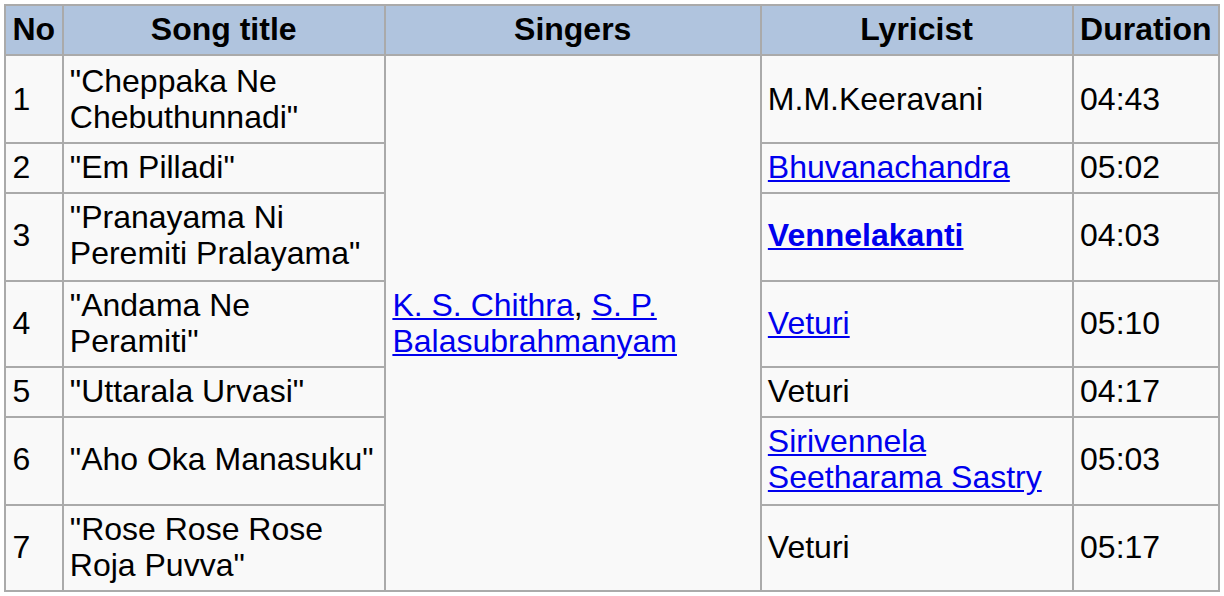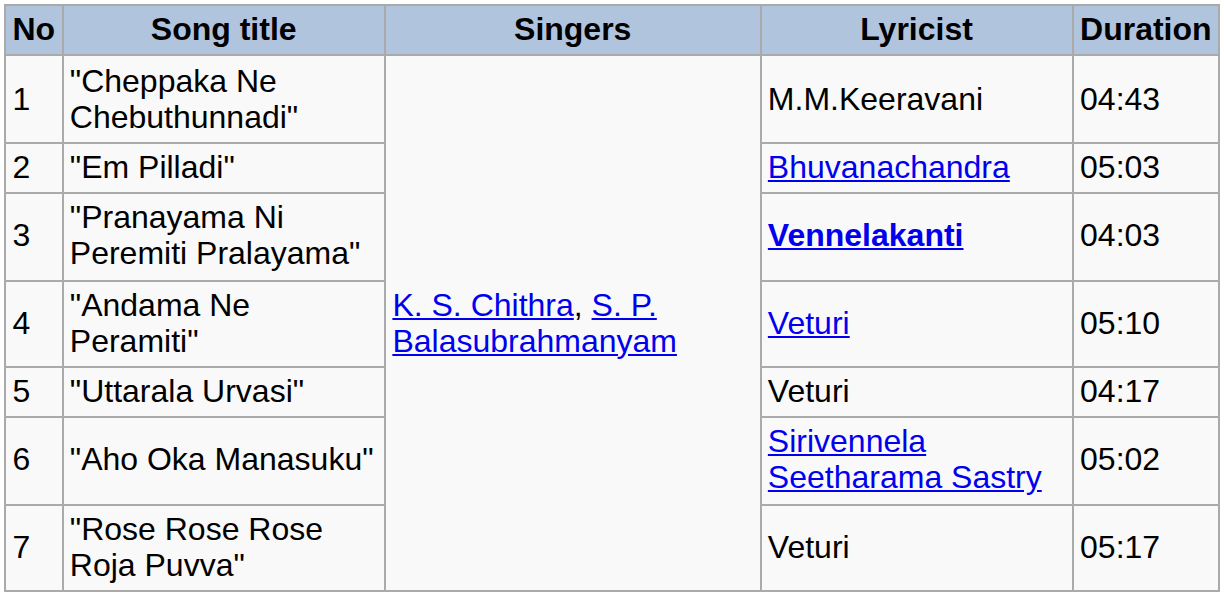(1120, 167) 05:02 -> (1120, 167) 05:03
(1120, 460) 05:03 -> (1120, 460) 05:02
